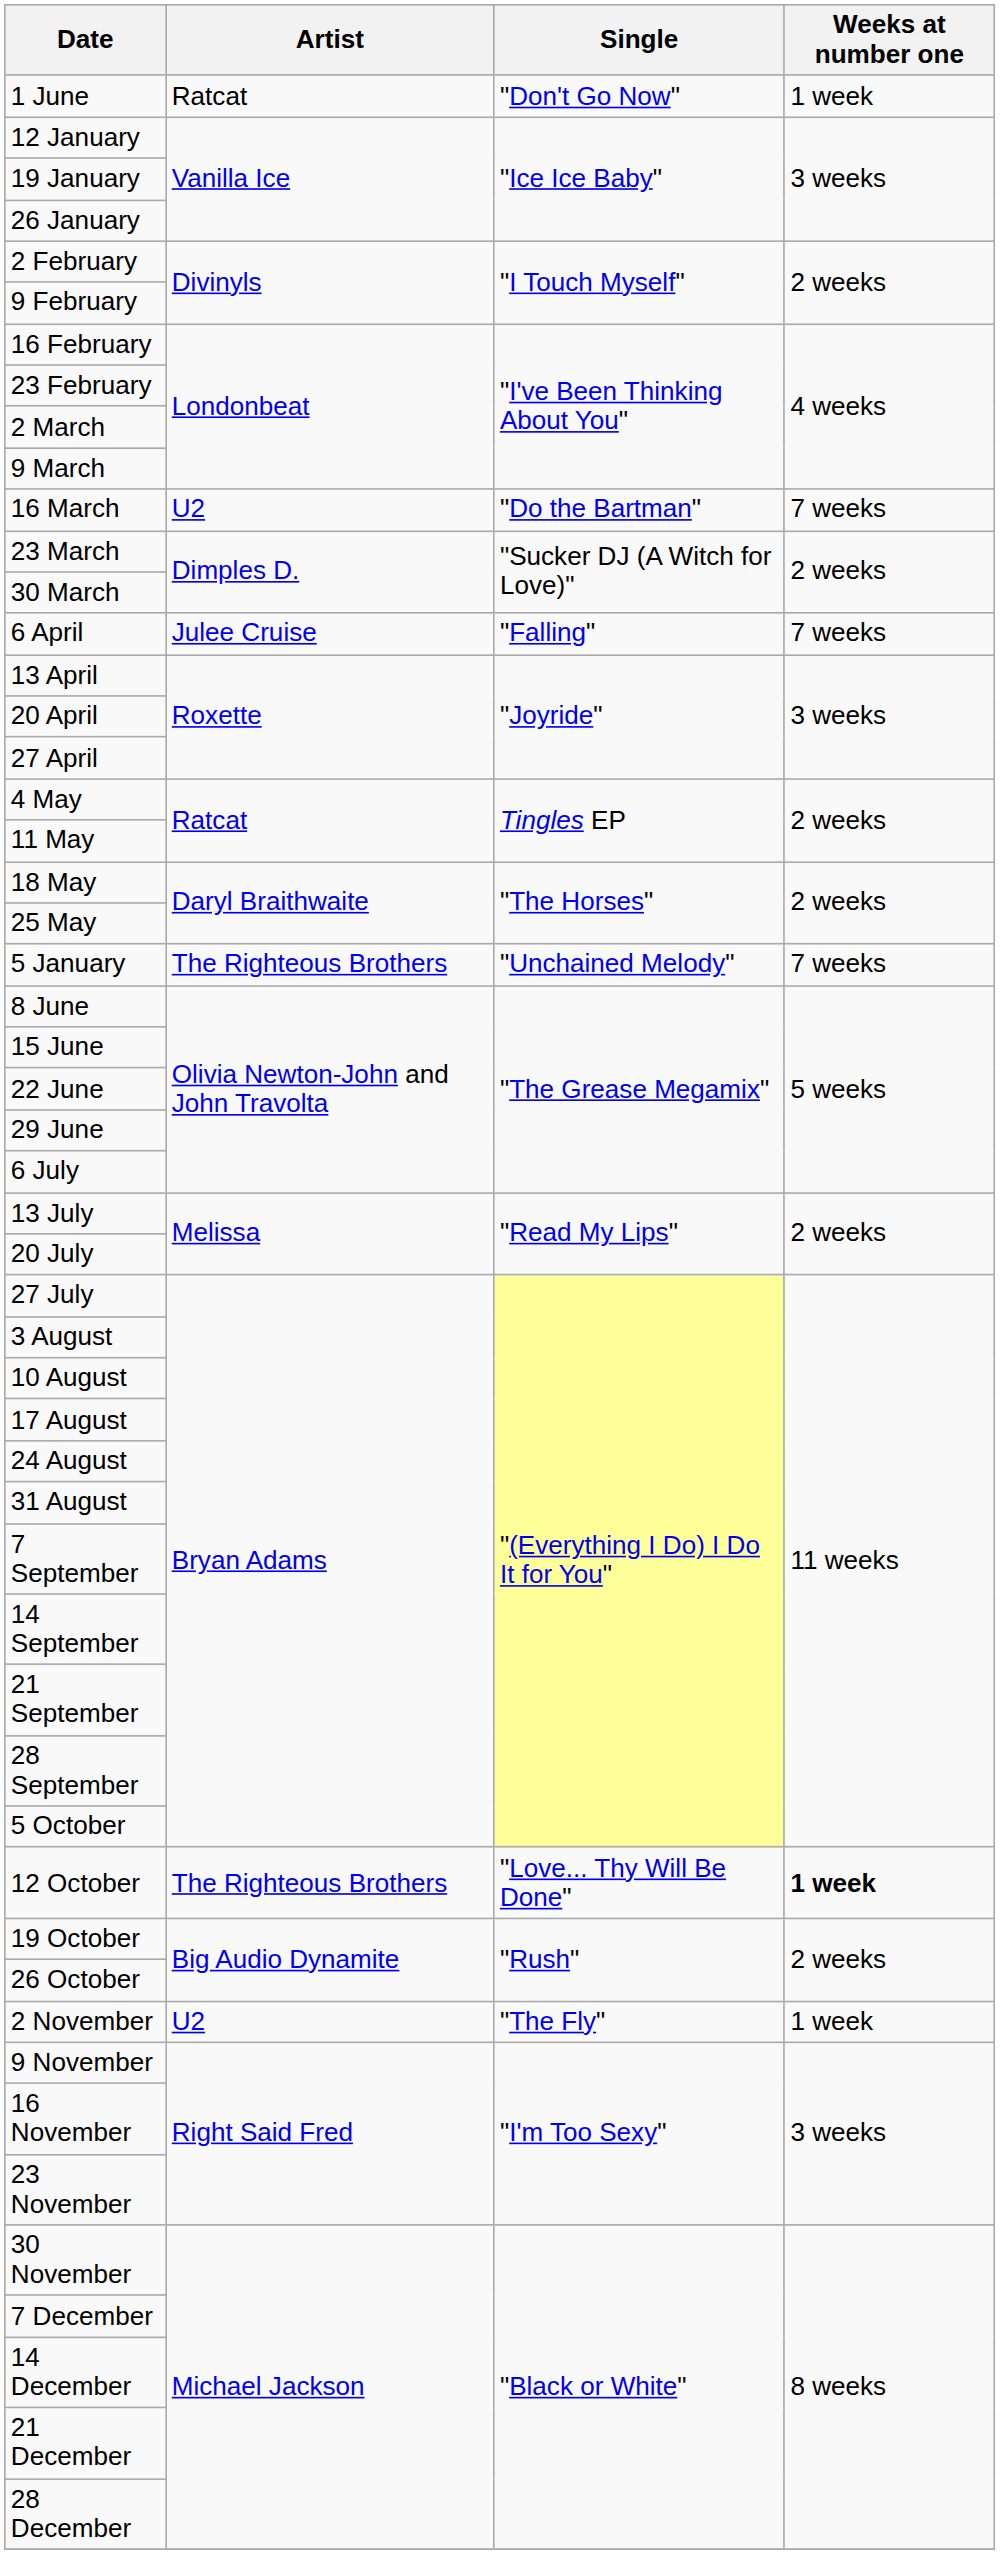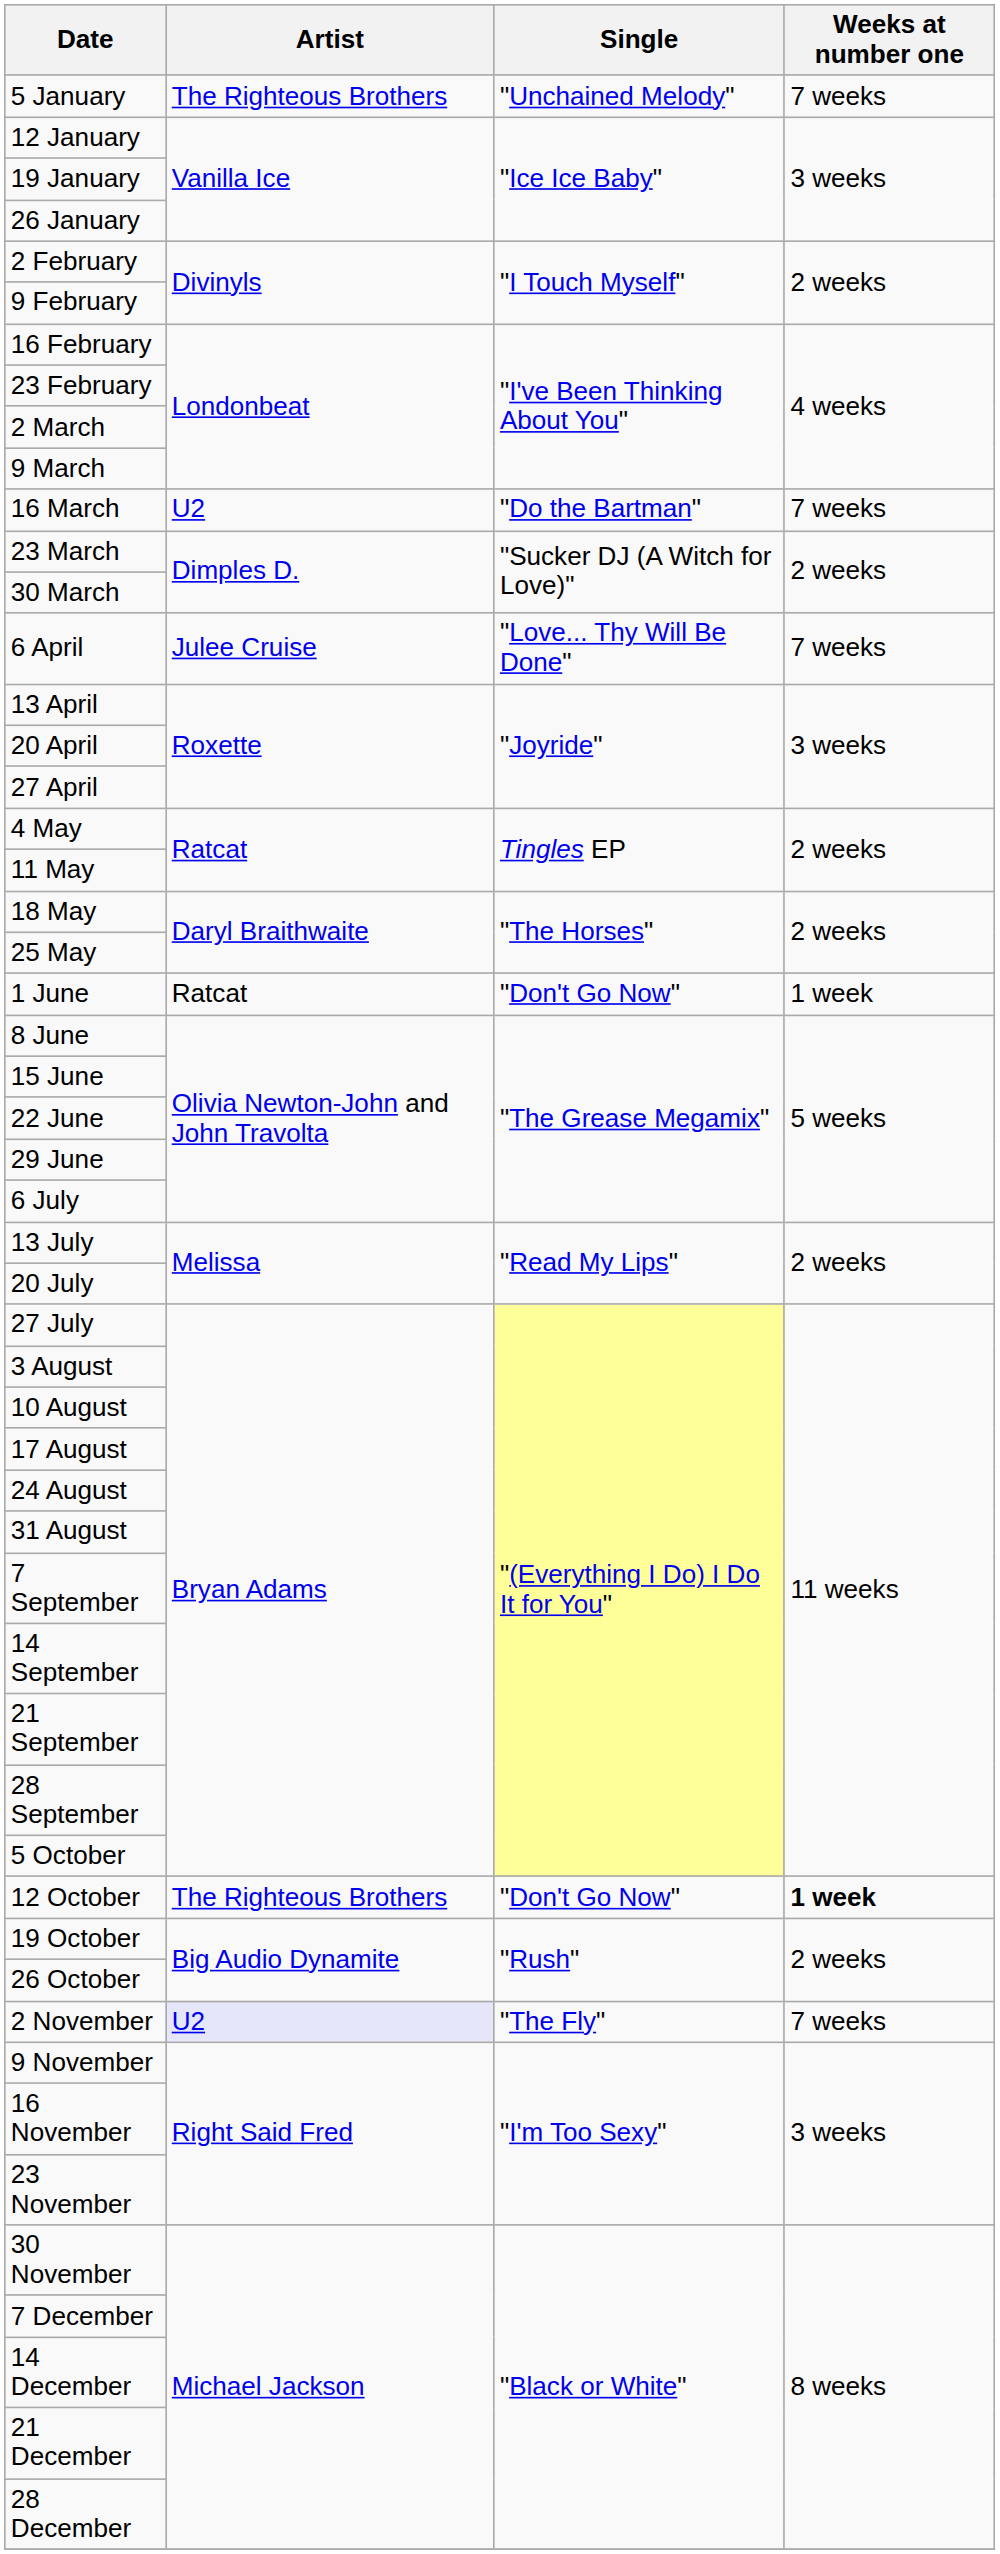rows swapped: (68, 964) <-> (50, 95)
(548, 633) "Falling" -> (613, 648) "Love... Thy Will Be Done"
(613, 1882) "Love... Thy Will Be Done" -> (590, 1897) "Don't Go Now"
(188, 2021) no background -> (188, 2021) lavender background
(832, 2021) 1 week -> (838, 2021) 7 weeks
